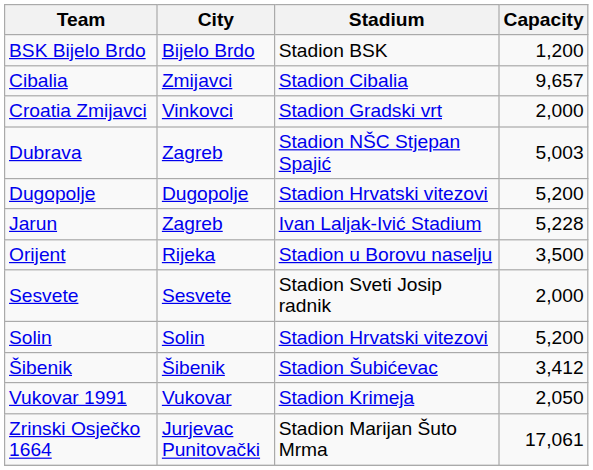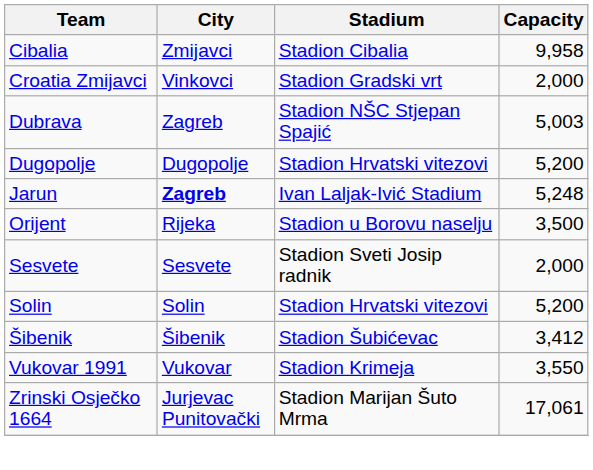- row: (77, 50)
(560, 80) 9,657 -> (560, 50) 9,958
(192, 224) normal -> (194, 193) bold
(560, 224) 5,228 -> (560, 193) 5,248
(560, 397) 2,050 -> (560, 367) 3,550
